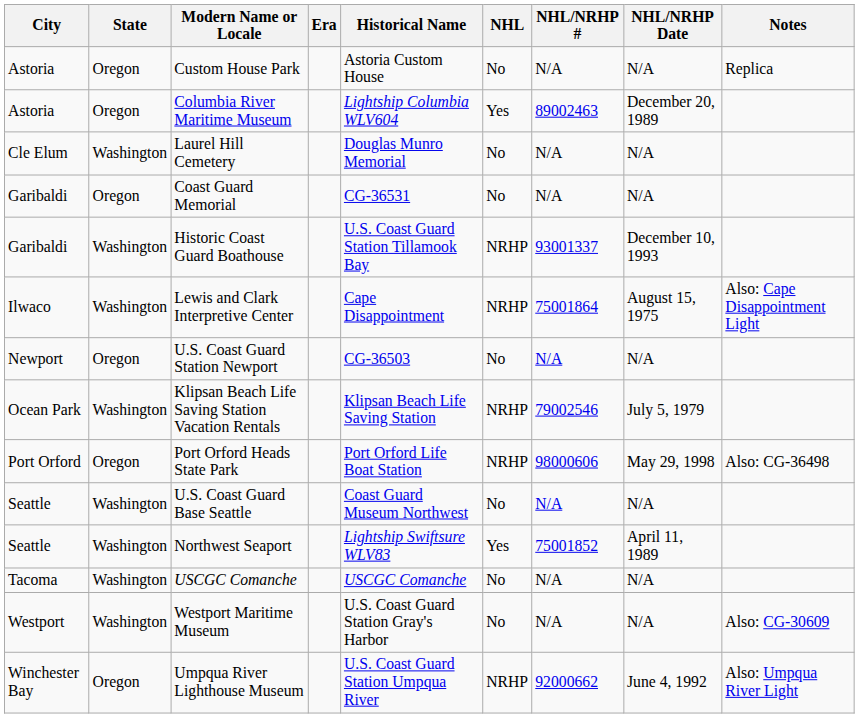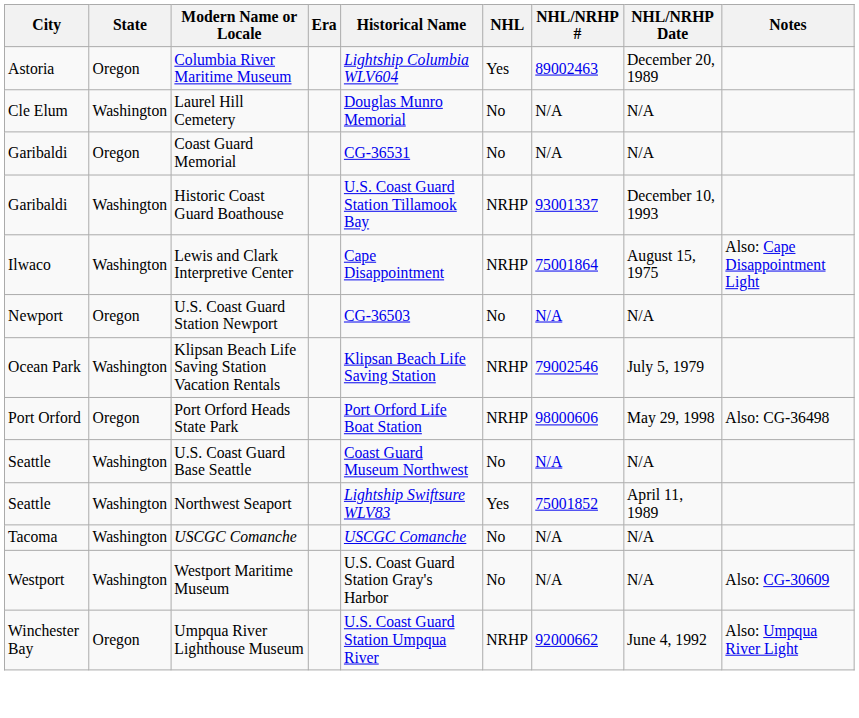- row: (237, 68)
